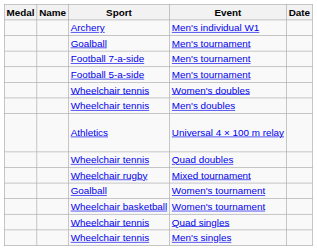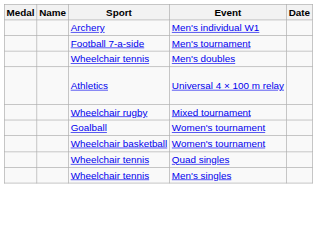- row: (89, 44)
- row: (107, 75)
- row: (110, 91)
- row: (110, 160)
